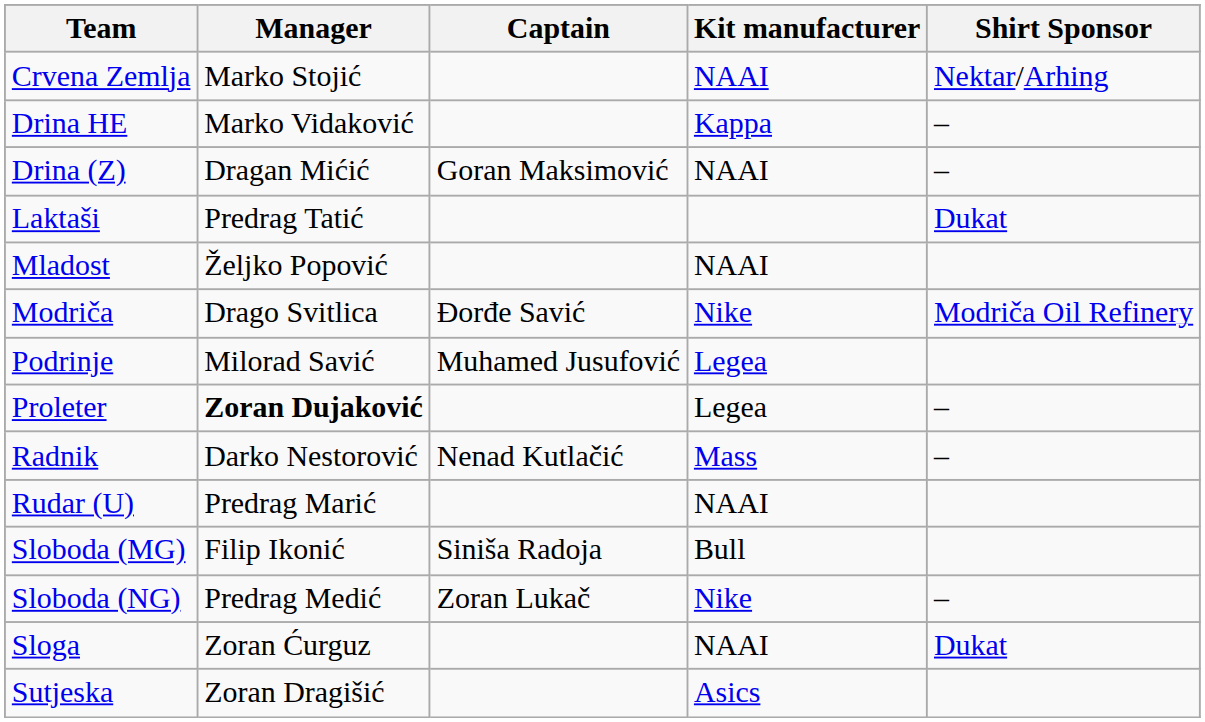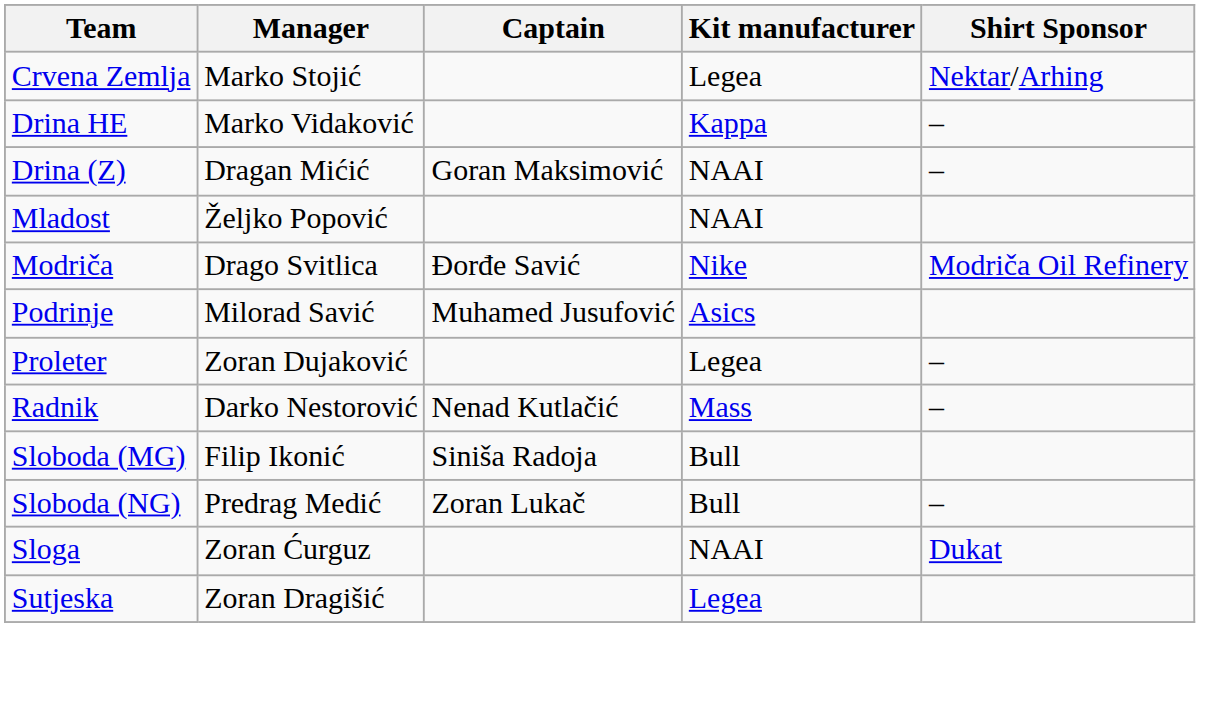(731, 75) NAAI -> (725, 75) Legea
- row: (56, 218)
(730, 360) Legea -> (722, 312) Asics
(314, 407) bold -> (306, 360) normal
- row: (73, 502)
(723, 597) Nike -> (715, 502) Bull
(727, 692) Asics -> (725, 597) Legea
